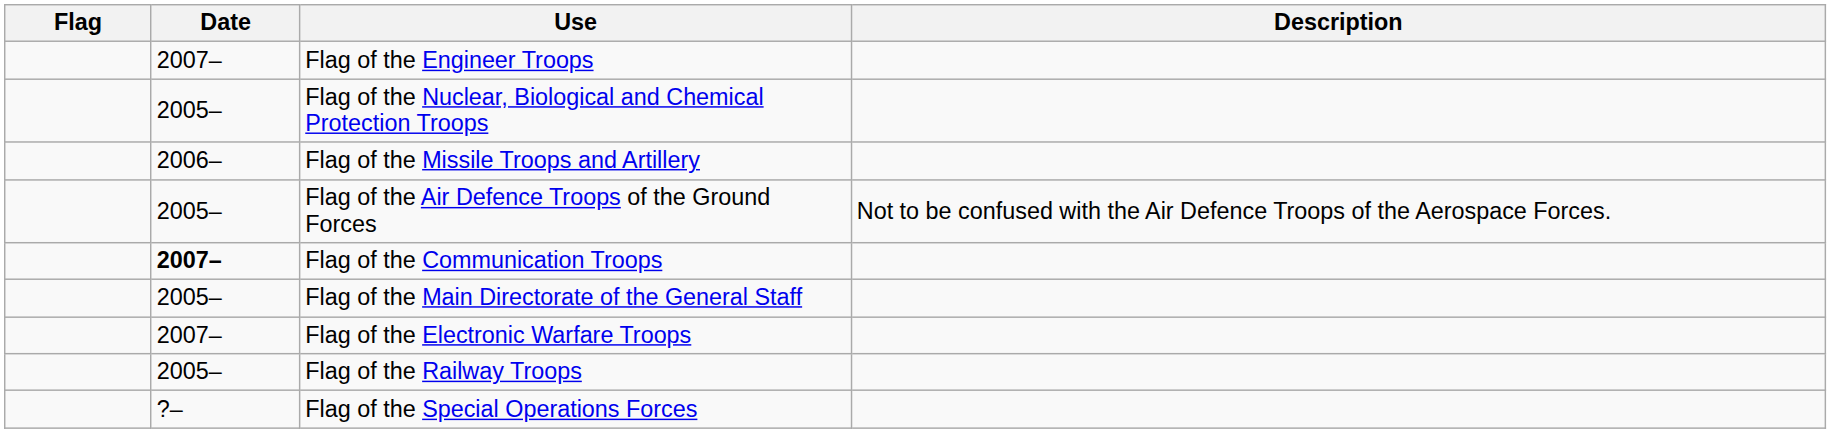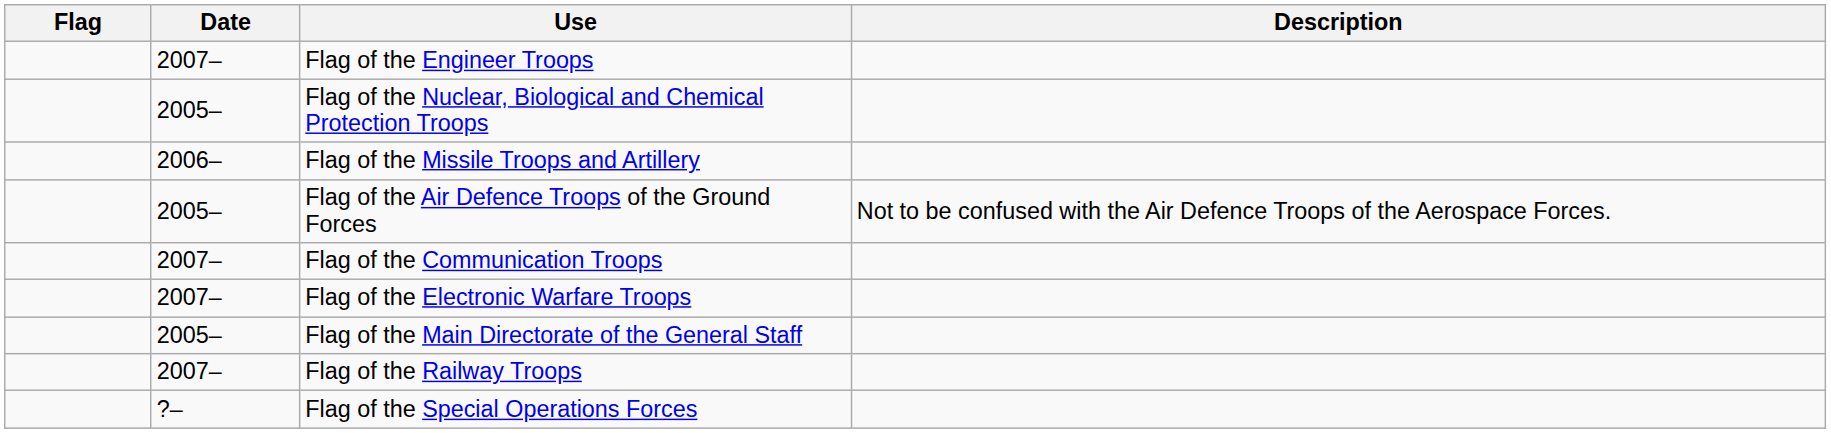(189, 260) bold -> (189, 260) normal
rows swapped: (554, 297) <-> (498, 334)
(189, 371) 2005– -> (189, 371) 2007–
